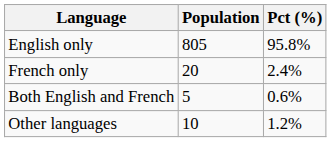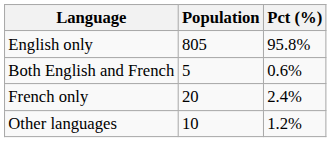rows swapped: (48, 70) <-> (91, 96)
